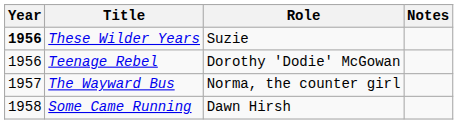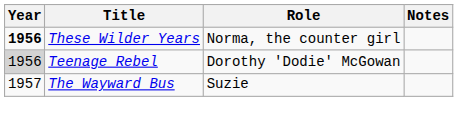(228, 39) Suzie -> (304, 39) Norma, the counter girl
(25, 62) no background -> (25, 62) lightgrey background
(304, 85) Norma, the counter girl -> (228, 85) Suzie
- row: (120, 108)
